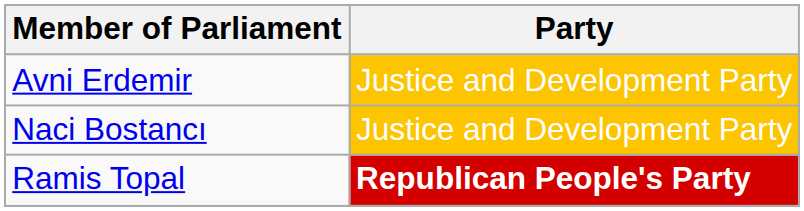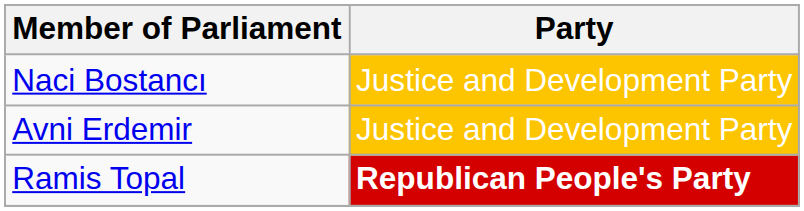rows swapped: (109, 129) <-> (102, 79)
